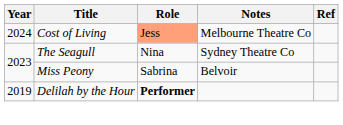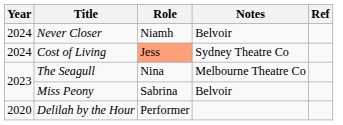+ row: (69, 33)
(256, 33) Melbourne Theatre Co -> (242, 52) Sydney Theatre Co
(247, 52) Sydney Theatre Co -> (250, 71) Melbourne Theatre Co
(19, 91) 2019 -> (19, 110) 2020
(168, 91) bold -> (165, 110) normal
